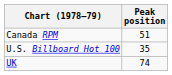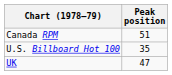(145, 63) 74 -> (145, 63) 47
